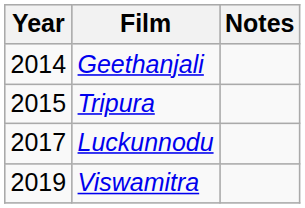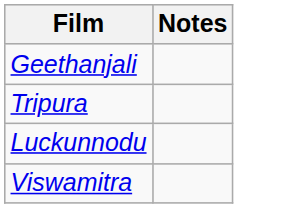- column: (38, 24)
